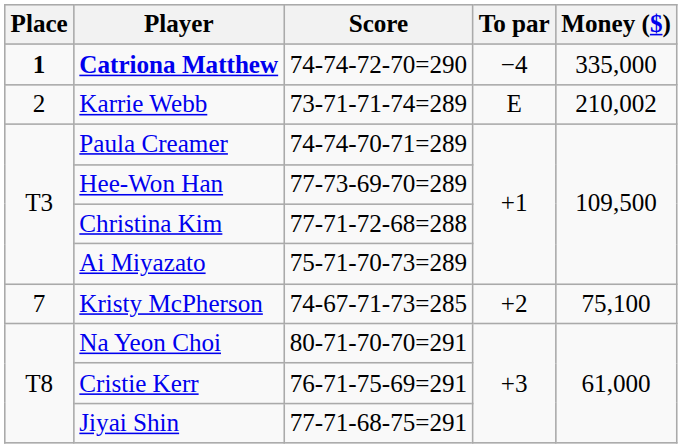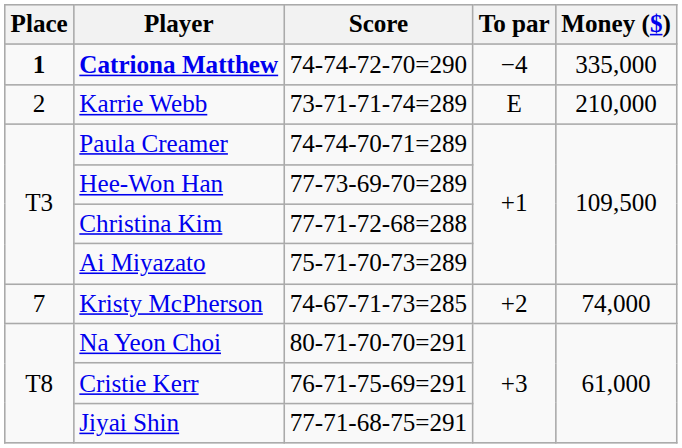(616, 104) 210,002 -> (616, 104) 210,000
(616, 303) 75,100 -> (616, 303) 74,000
